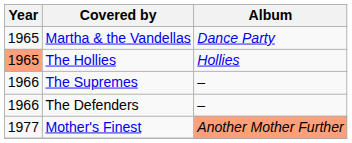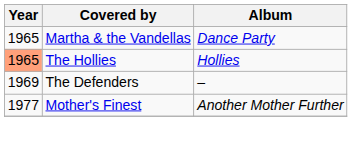- row: (92, 82)
(23, 104) 1966 -> (23, 82) 1969
(270, 127) lightsalmon background -> (270, 104) no background
